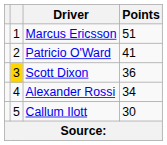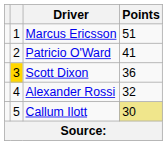(129, 92) 34 -> (129, 92) 32
(129, 112) no background -> (129, 112) khaki background
